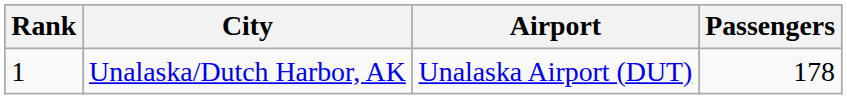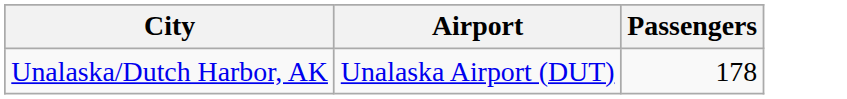- column: (44, 26)
